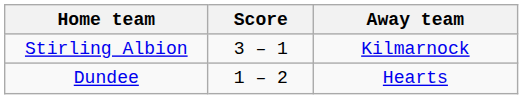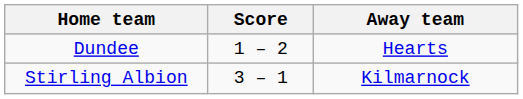rows swapped: (106, 78) <-> (106, 49)
